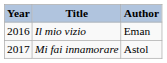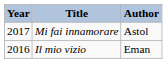rows swapped: (60, 31) <-> (77, 49)
